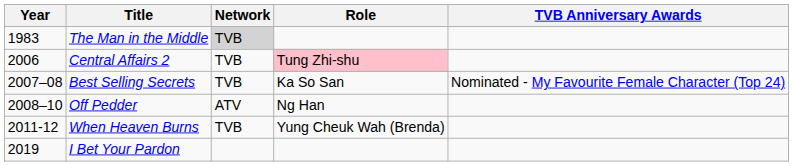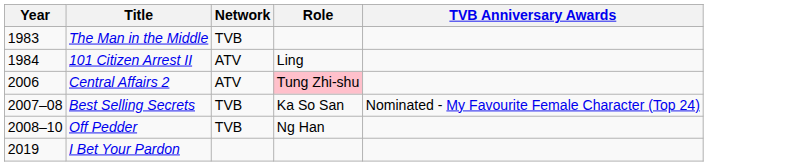(228, 37) lightgrey background -> (228, 37) no background
+ row: (131, 60)
(228, 60) TVB -> (228, 82) ATV
(228, 104) ATV -> (228, 127) TVB
- row: (134, 127)
